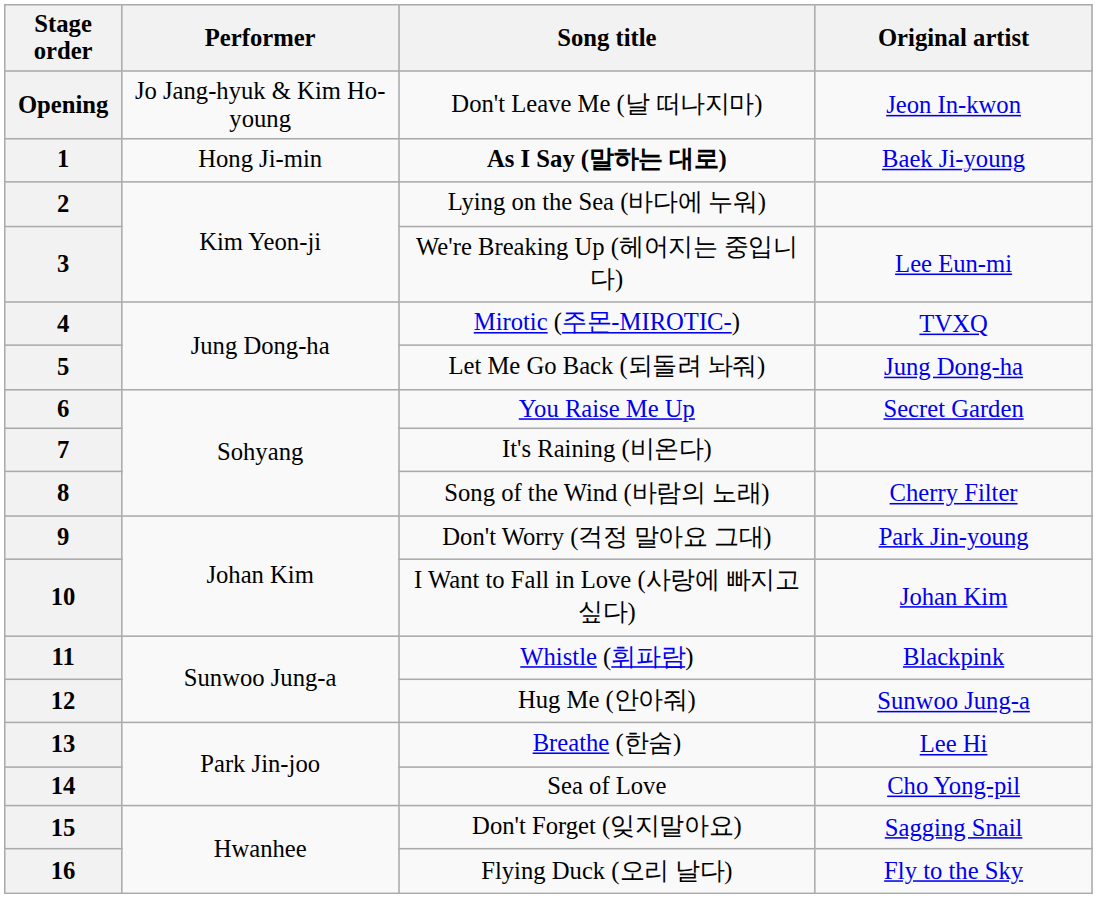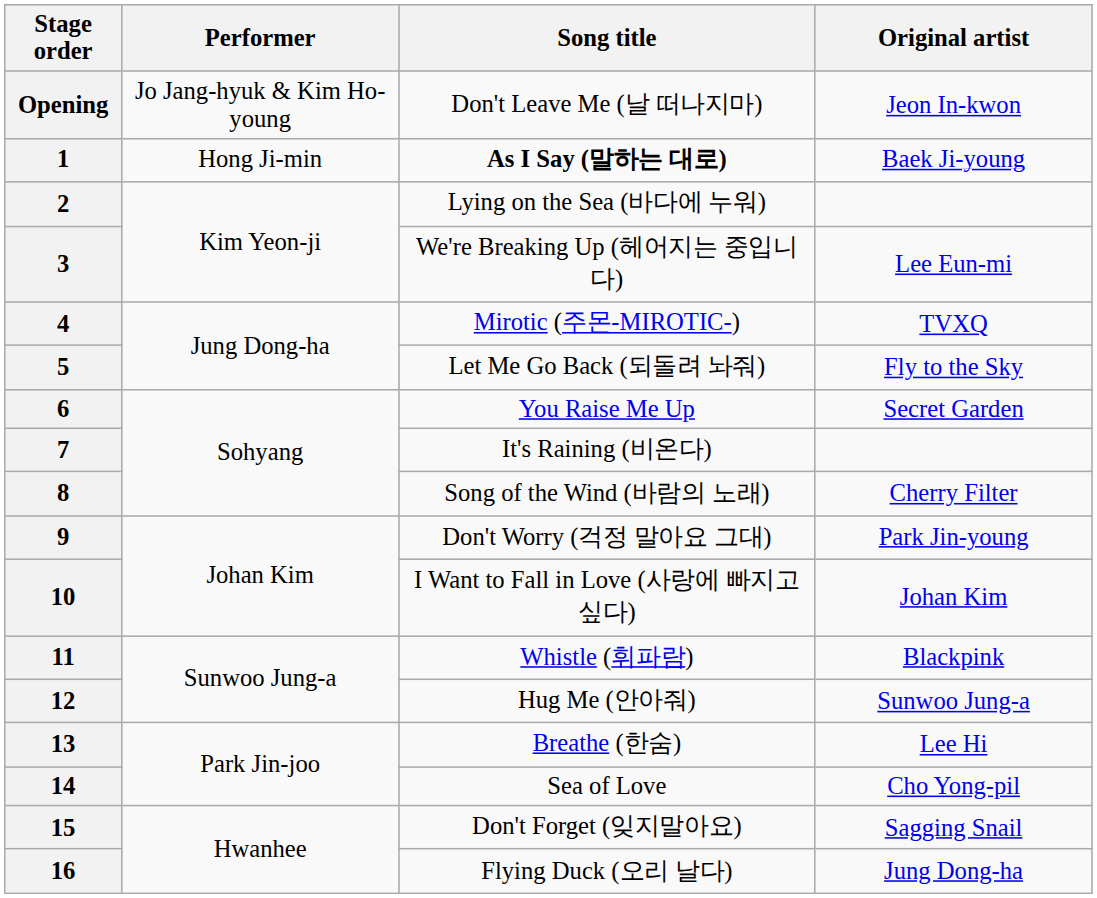(954, 367) Jung Dong-ha -> (954, 367) Fly to the Sky
(954, 870) Fly to the Sky -> (954, 870) Jung Dong-ha
